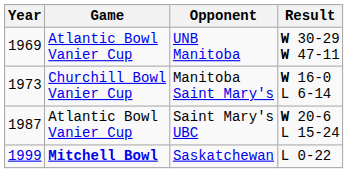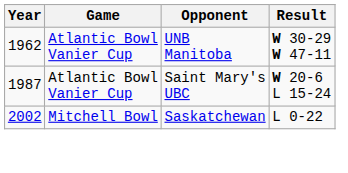(25, 47) 1969 -> (25, 47) 1962
- row: (223, 86)
(25, 156) 1999 -> (25, 117) 2002
(103, 156) bold -> (103, 117) normal
